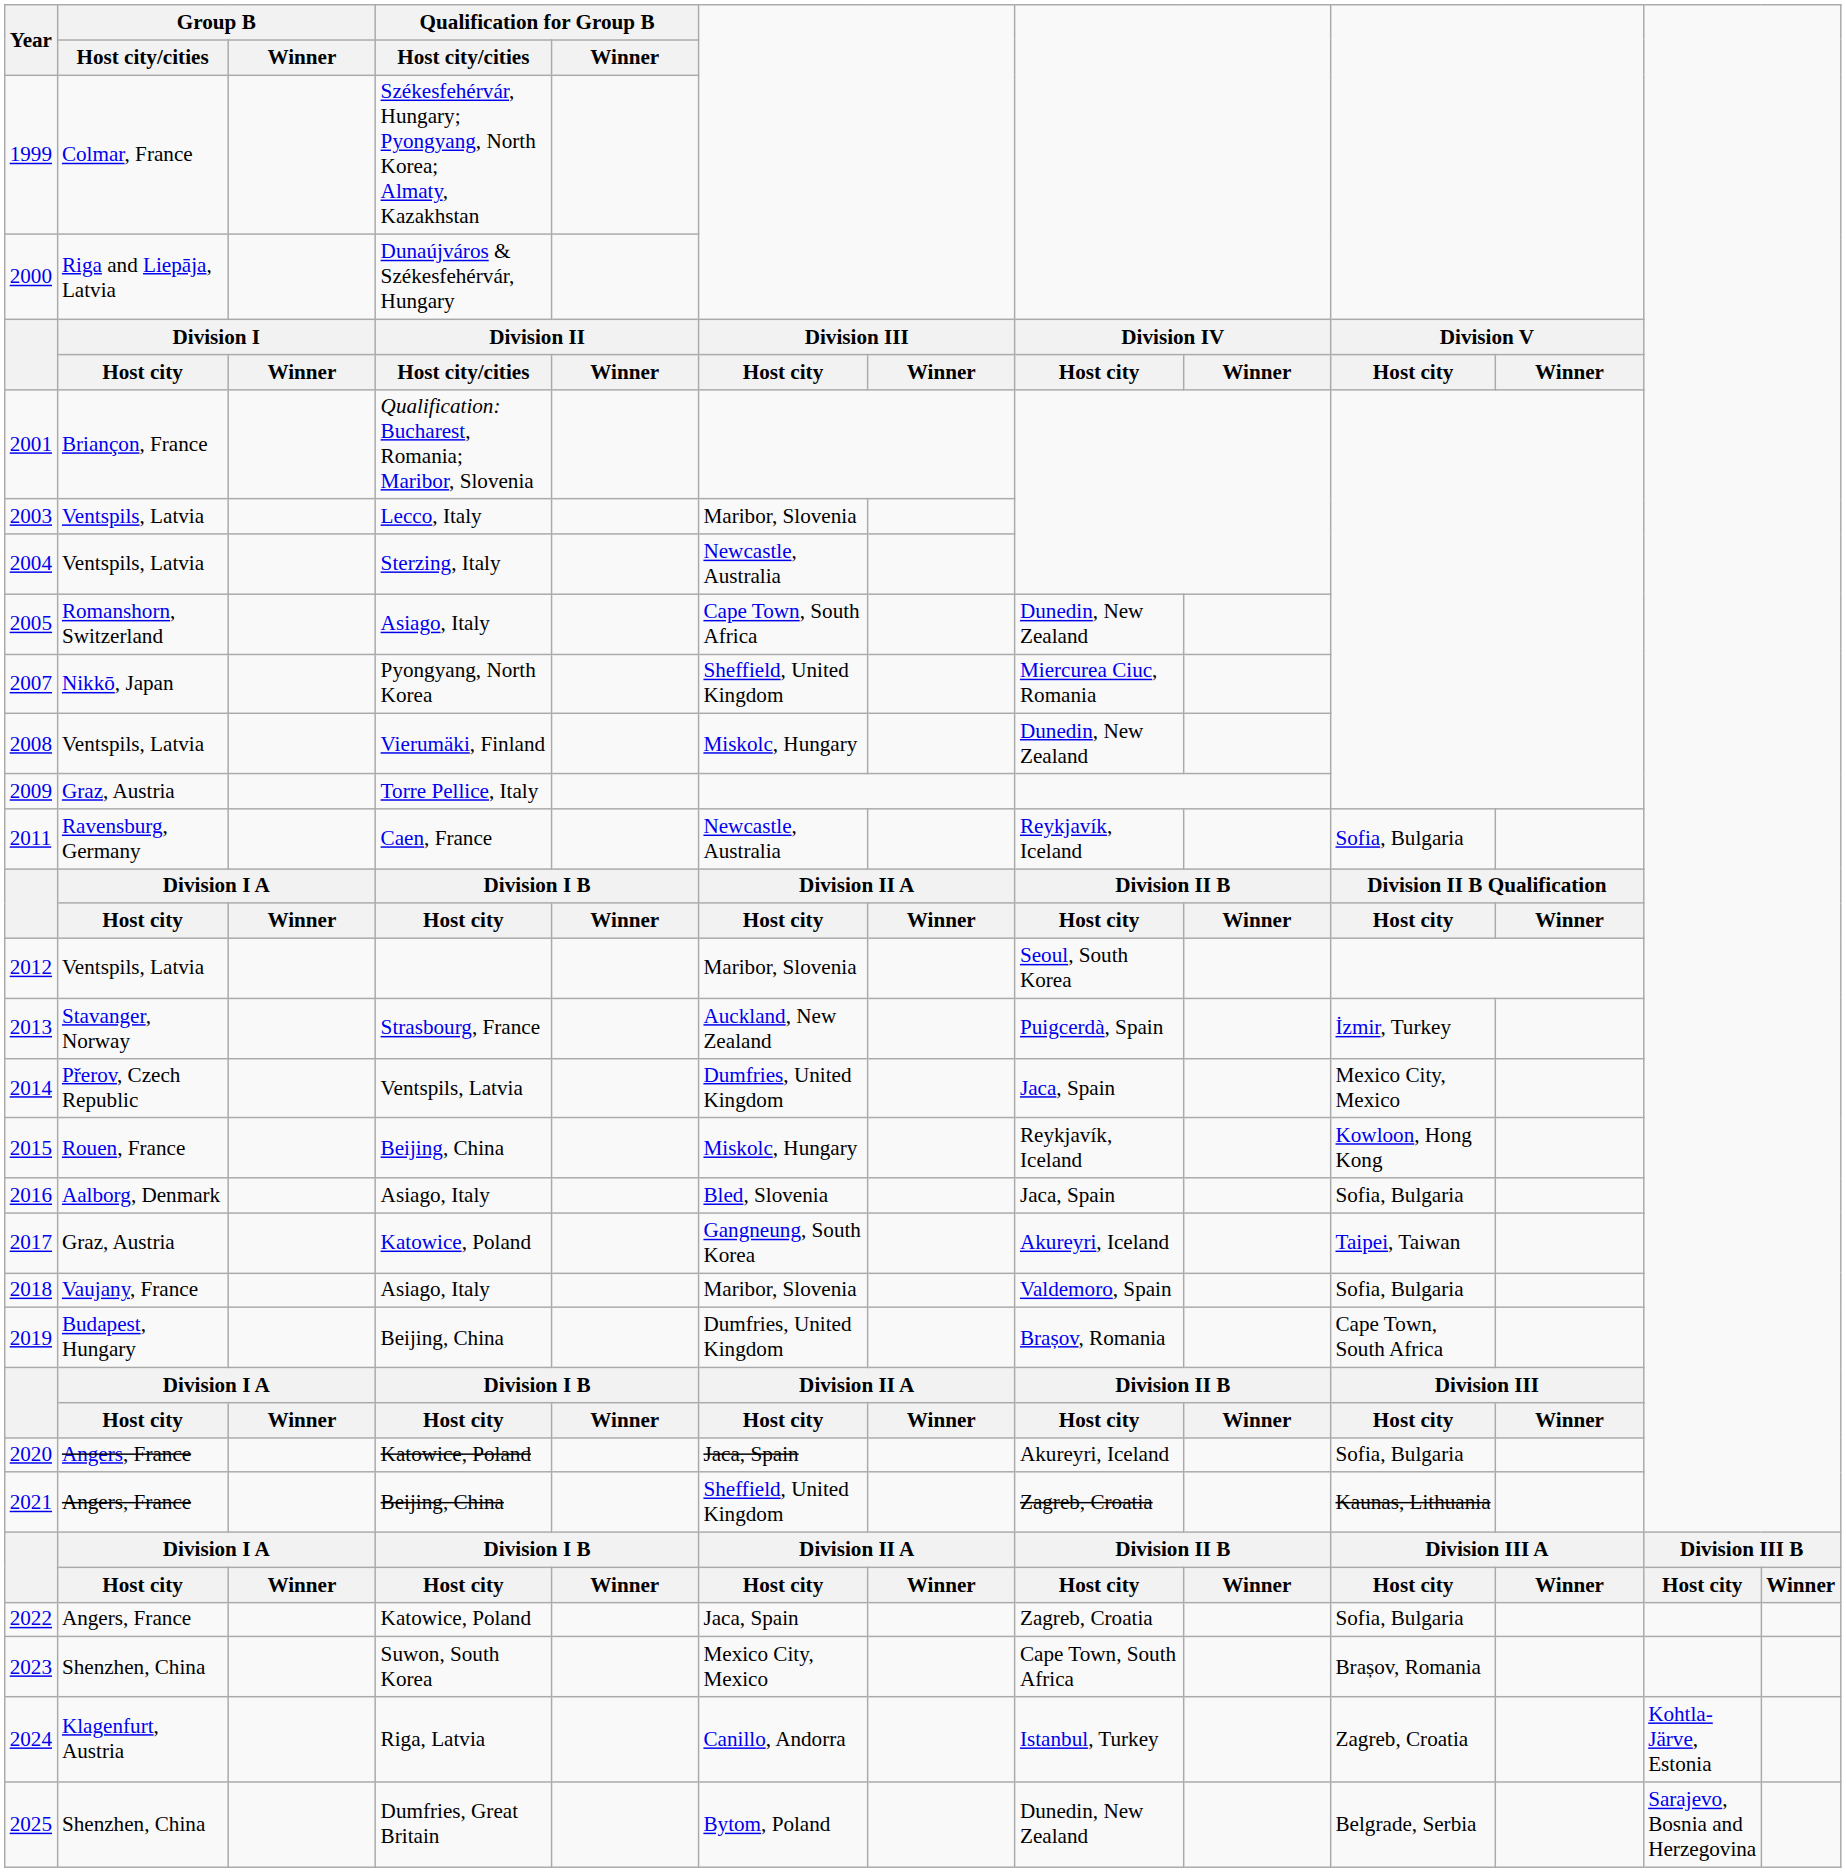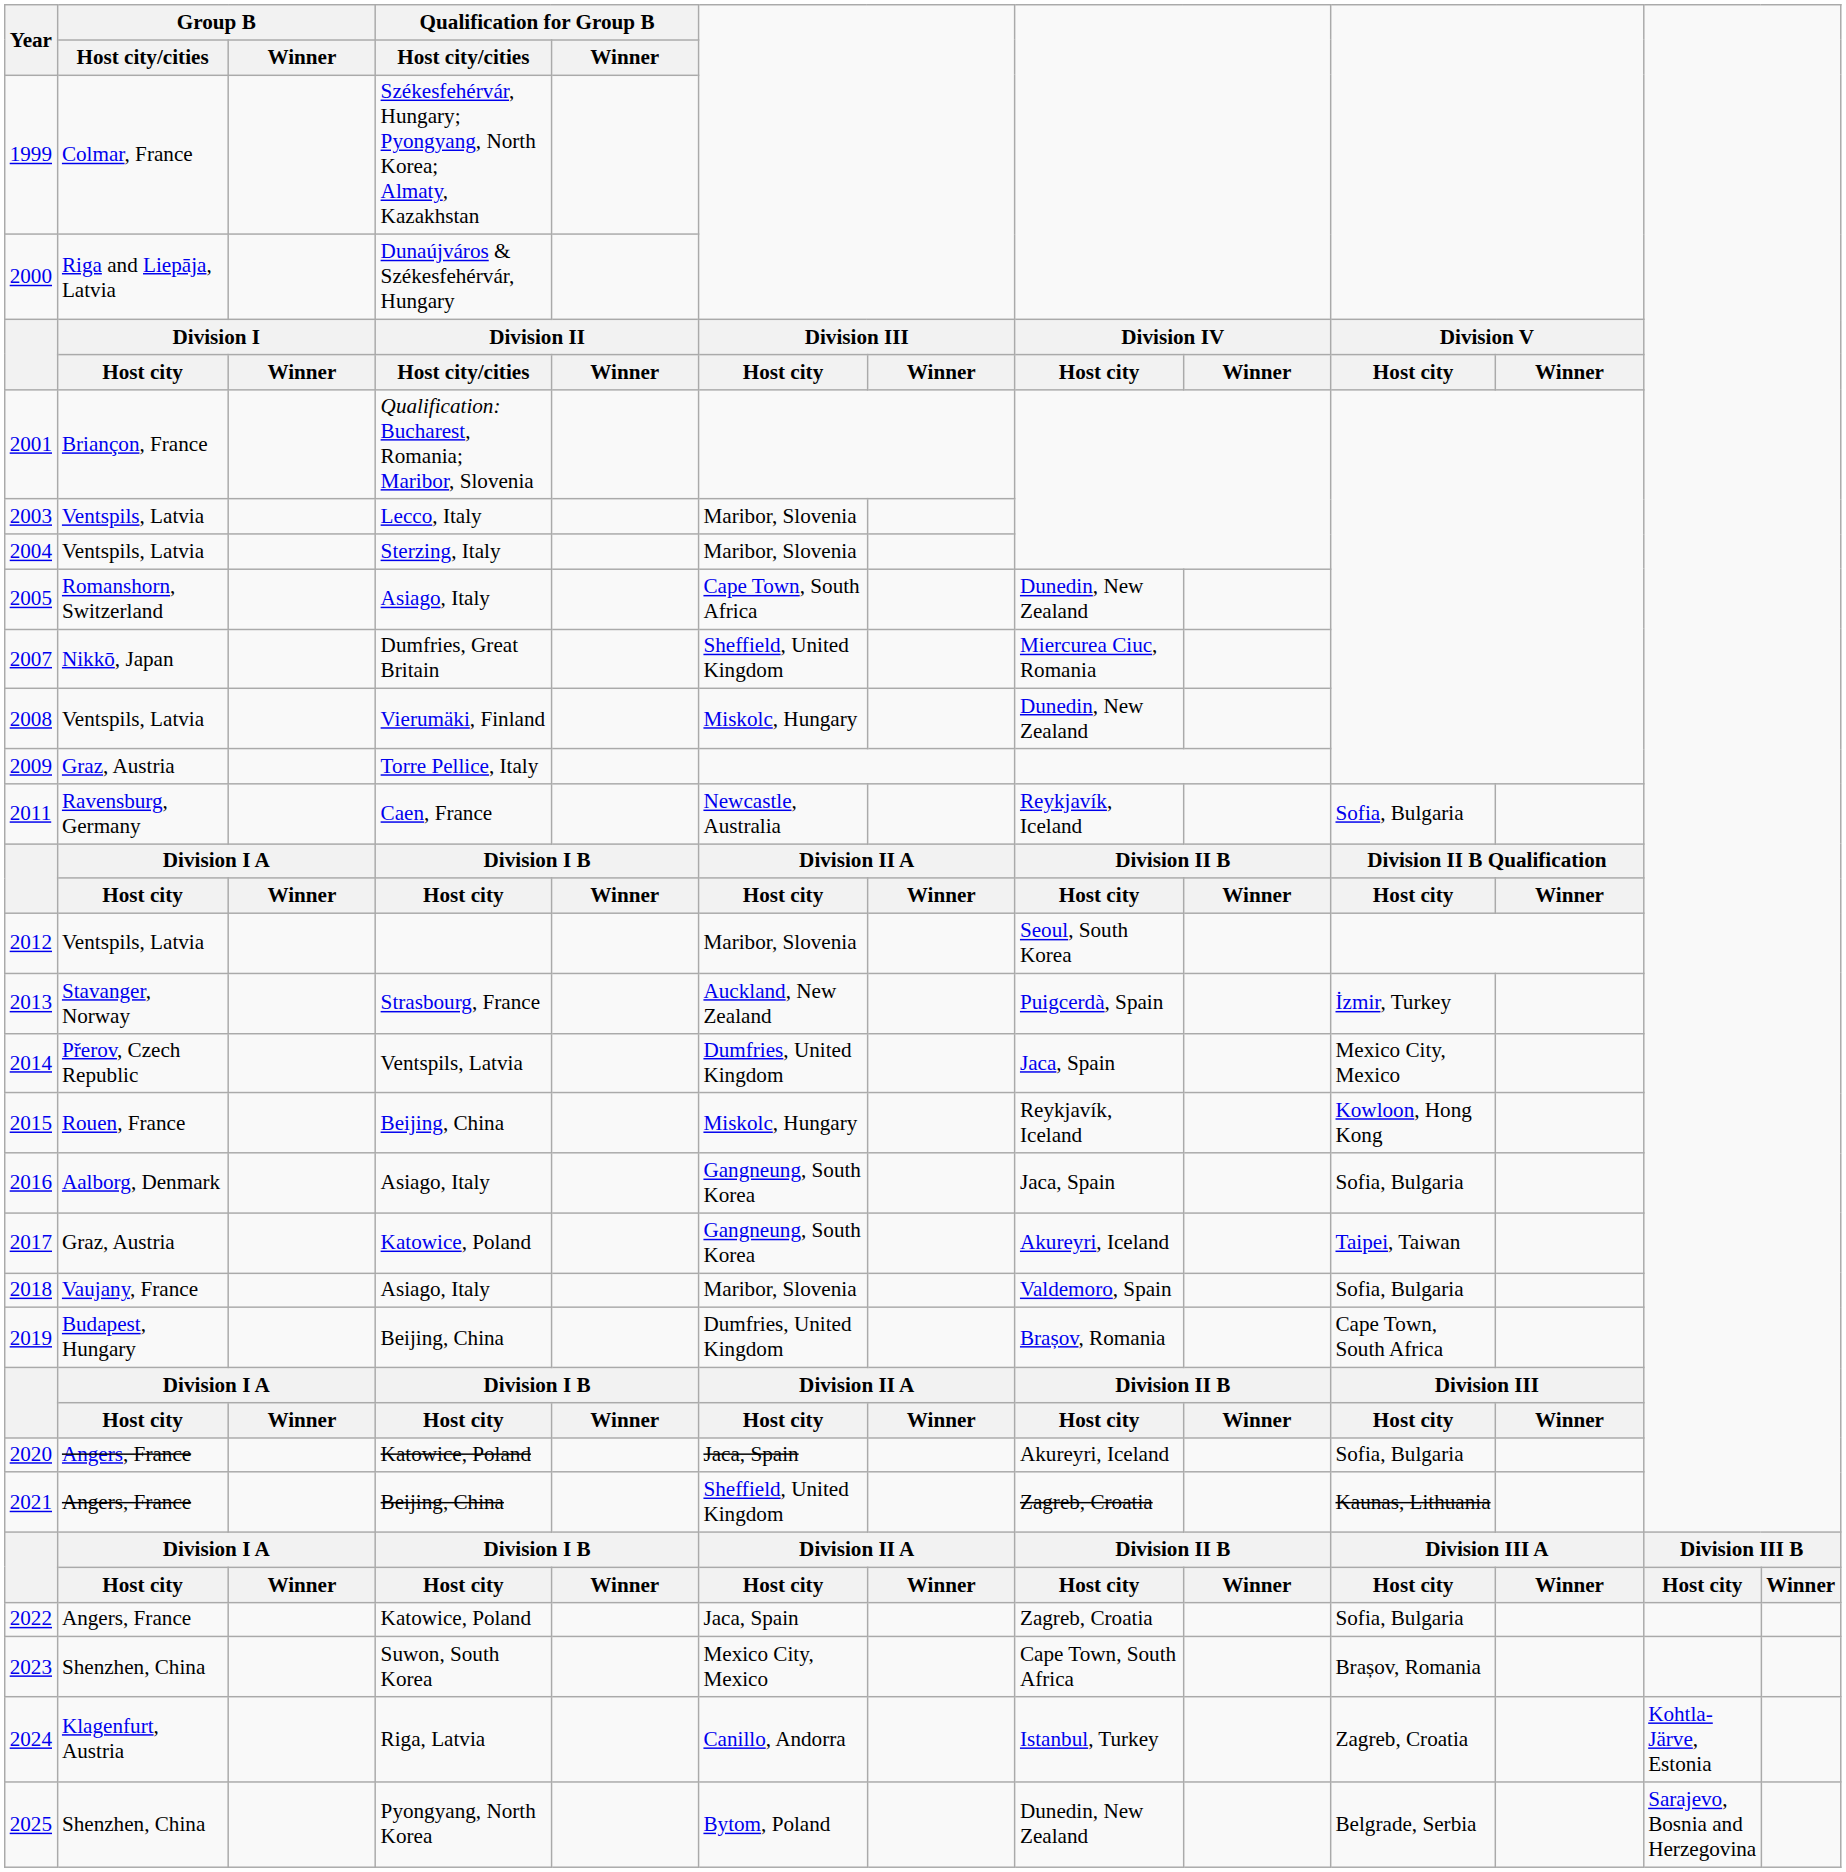(750, 564) Newcastle, Australia -> (780, 551) Maribor, Slovenia
(458, 683) Pyongyang, North Korea -> (449, 658) Dumfries, Great Britain
(766, 1195) Bled, Slovenia -> (782, 1182) Gangneung, South Korea
(449, 1824) Dumfries, Great Britain -> (458, 1824) Pyongyang, North Korea
